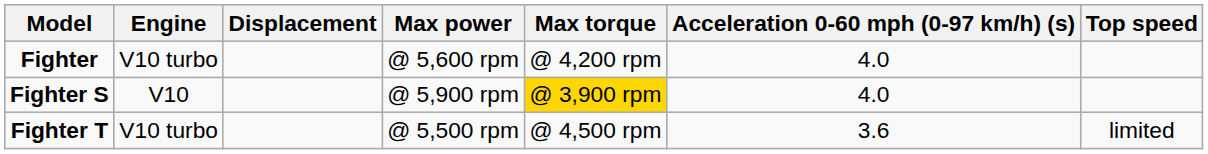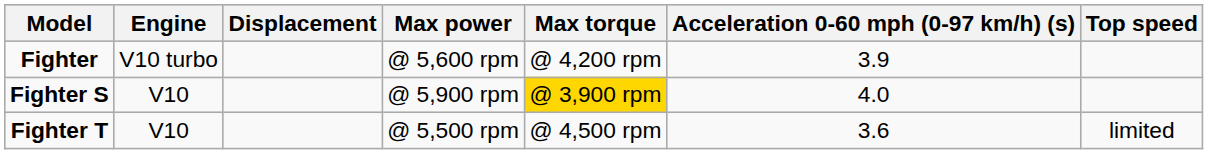(874, 59) 4.0 -> (874, 59) 3.9
(169, 131) V10 turbo -> (169, 131) V10
